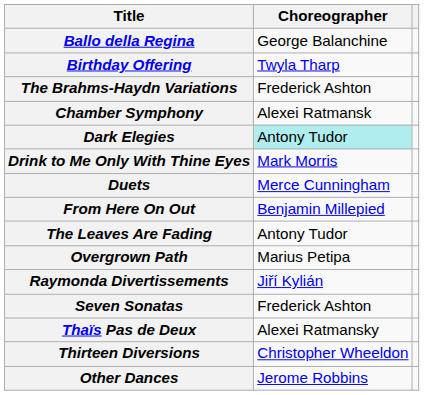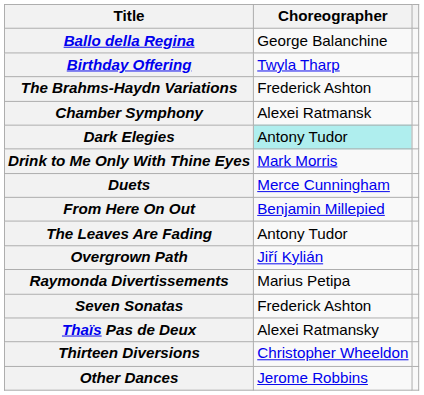(304, 257) Marius Petipa -> (290, 257) Jiří Kylián
(290, 281) Jiří Kylián -> (304, 281) Marius Petipa
